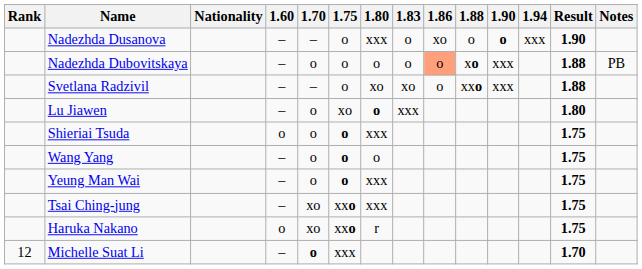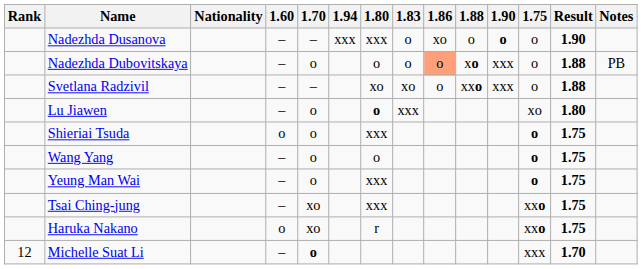columns swapped: (345, 16) <-> (535, 16)
